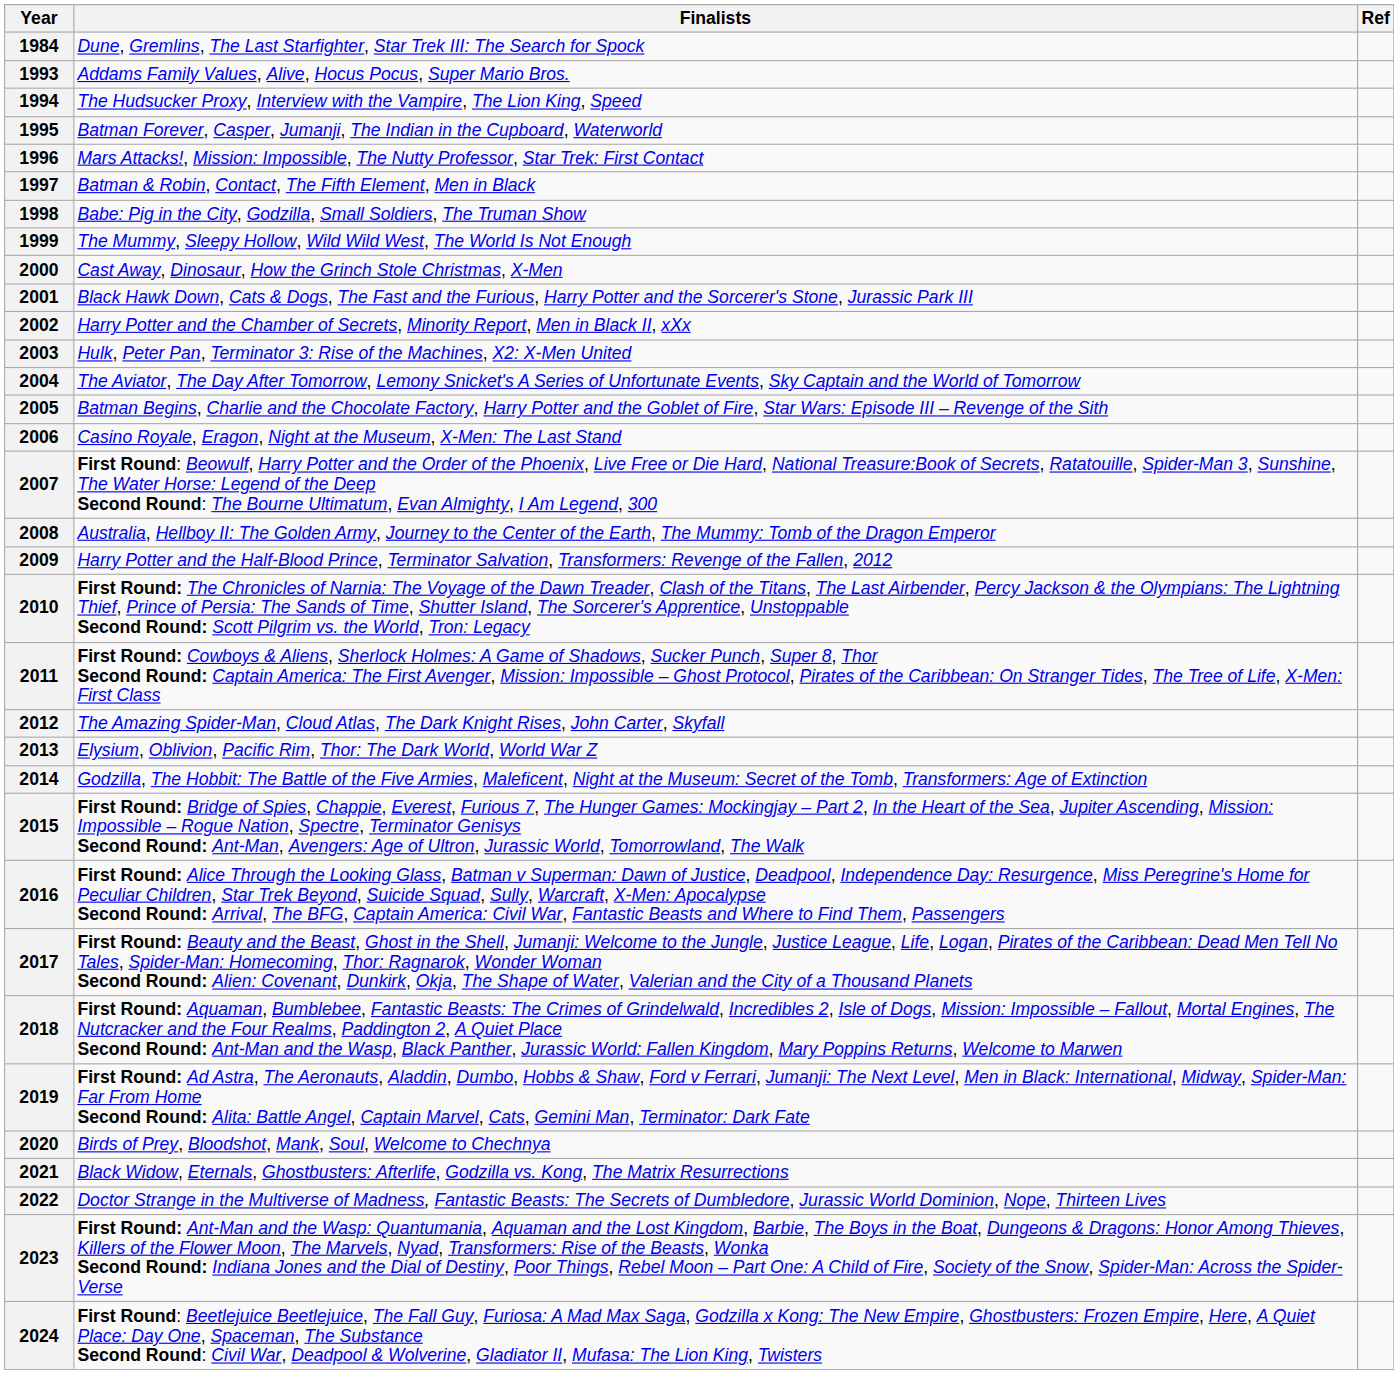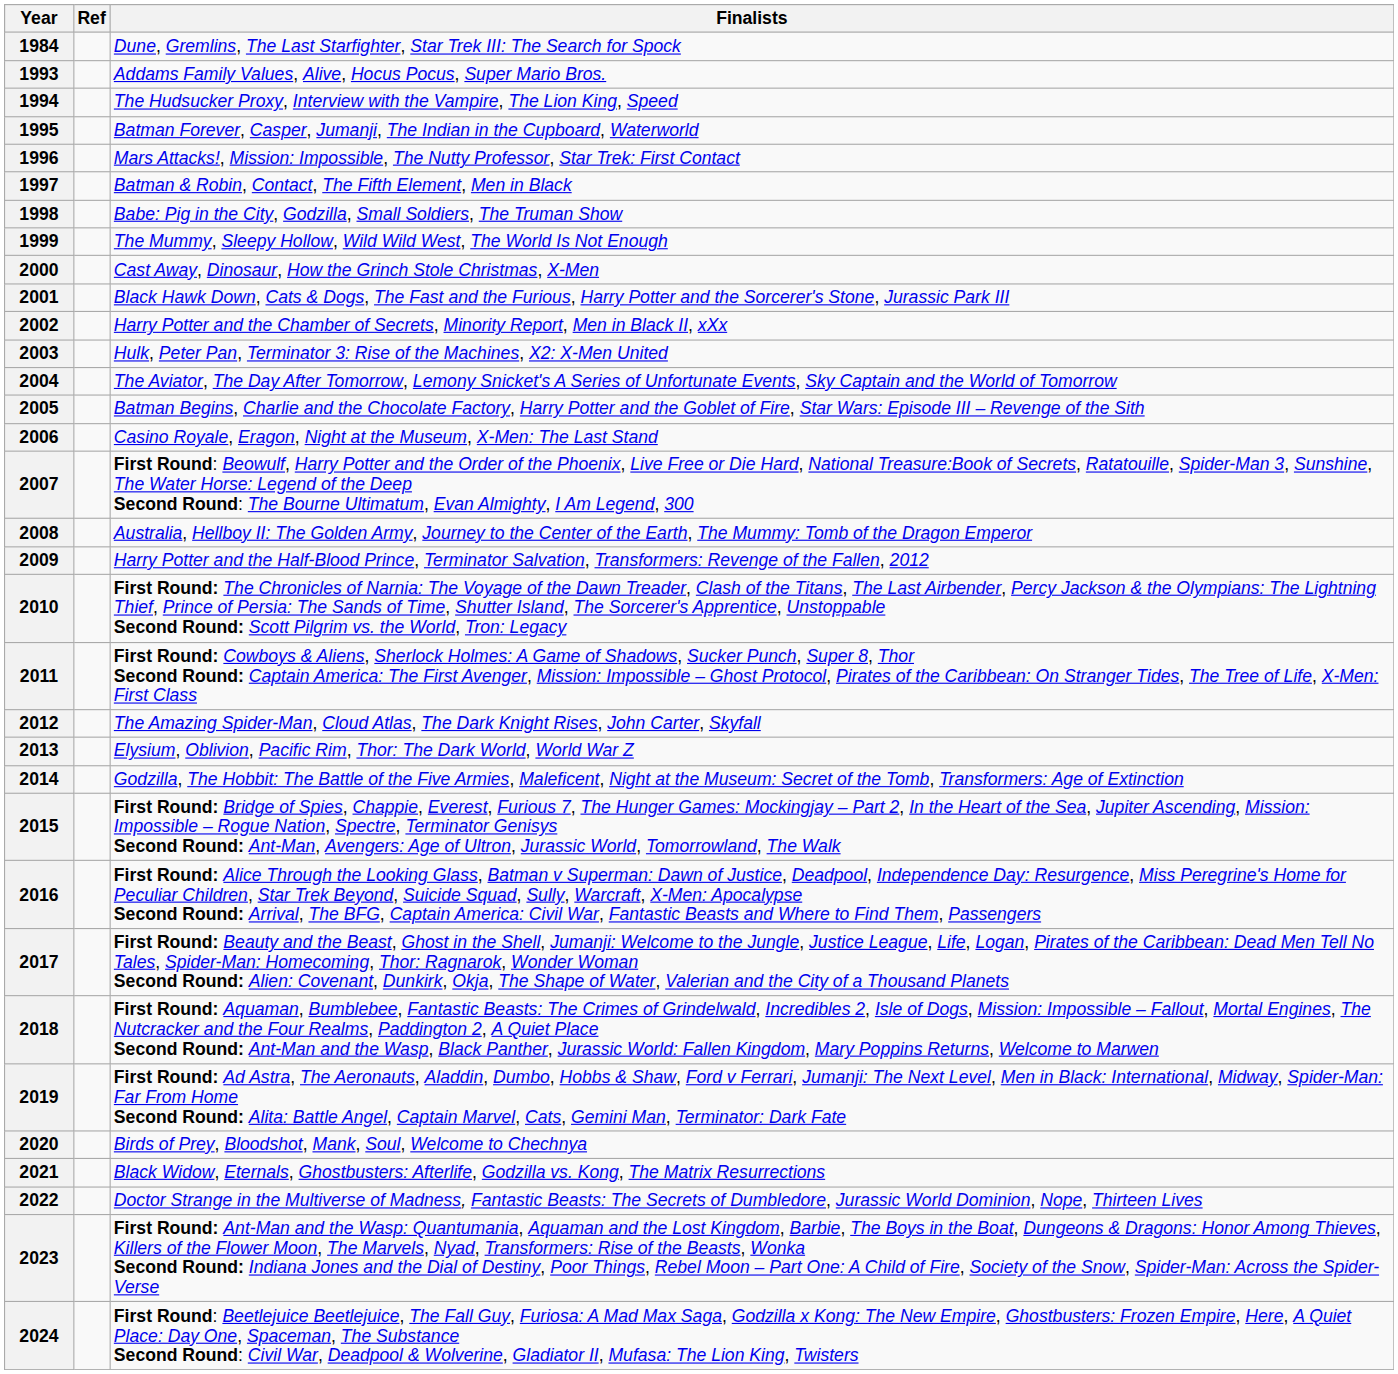columns swapped: (715, 18) <-> (1376, 18)
